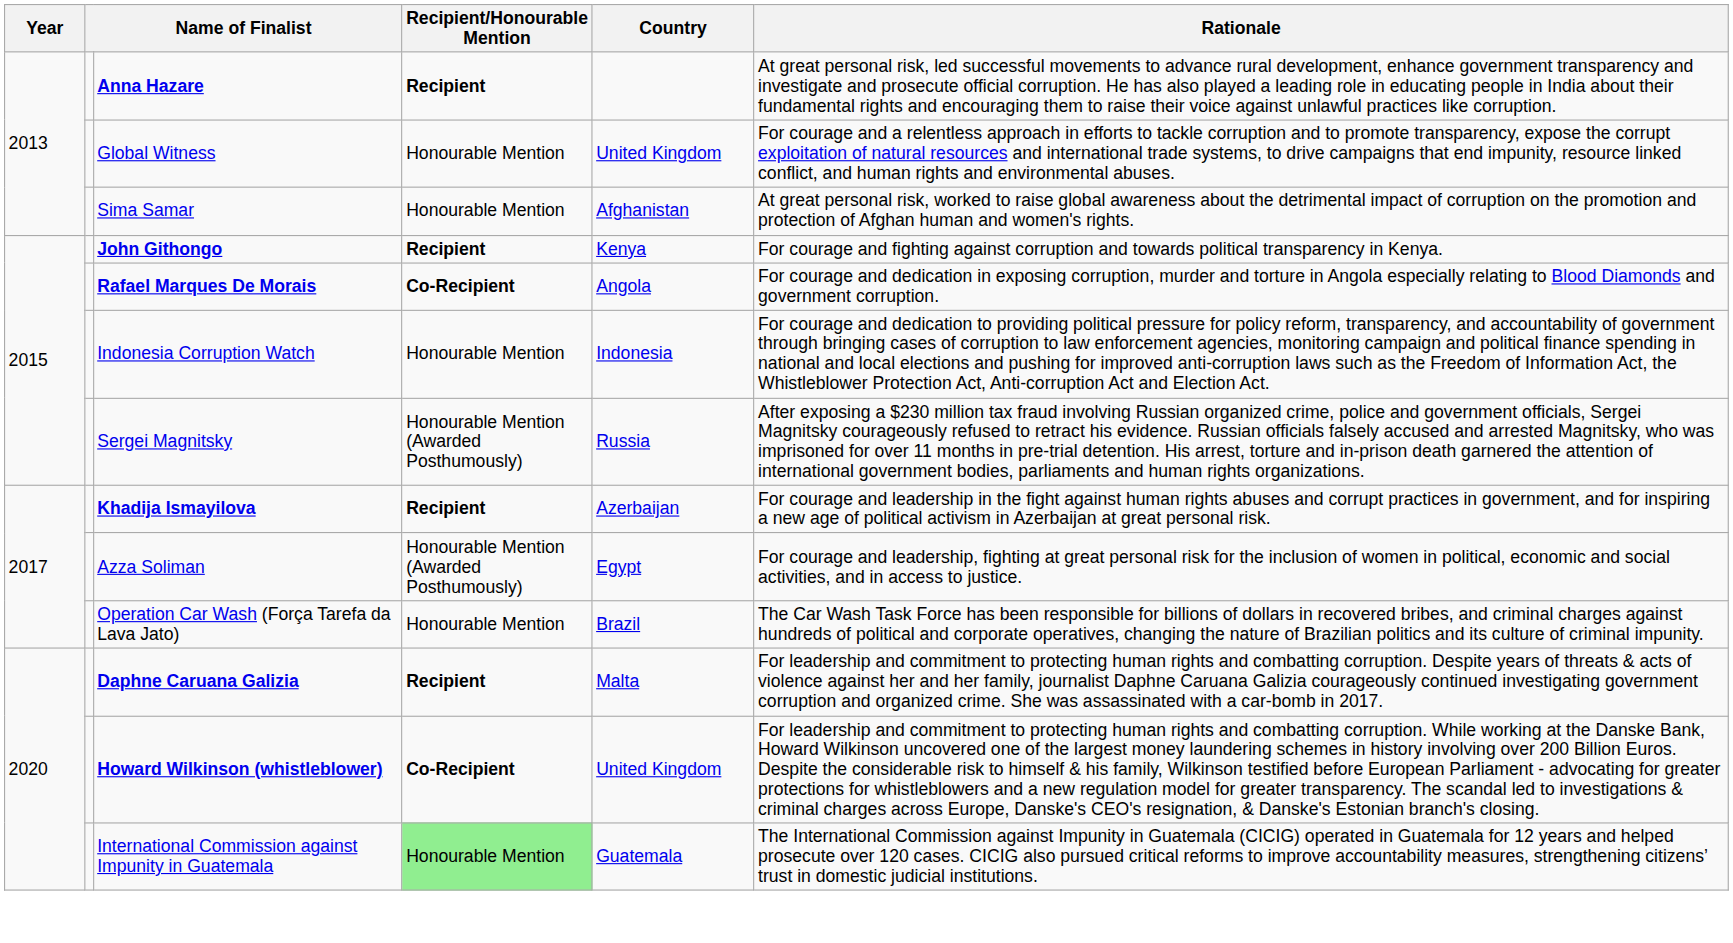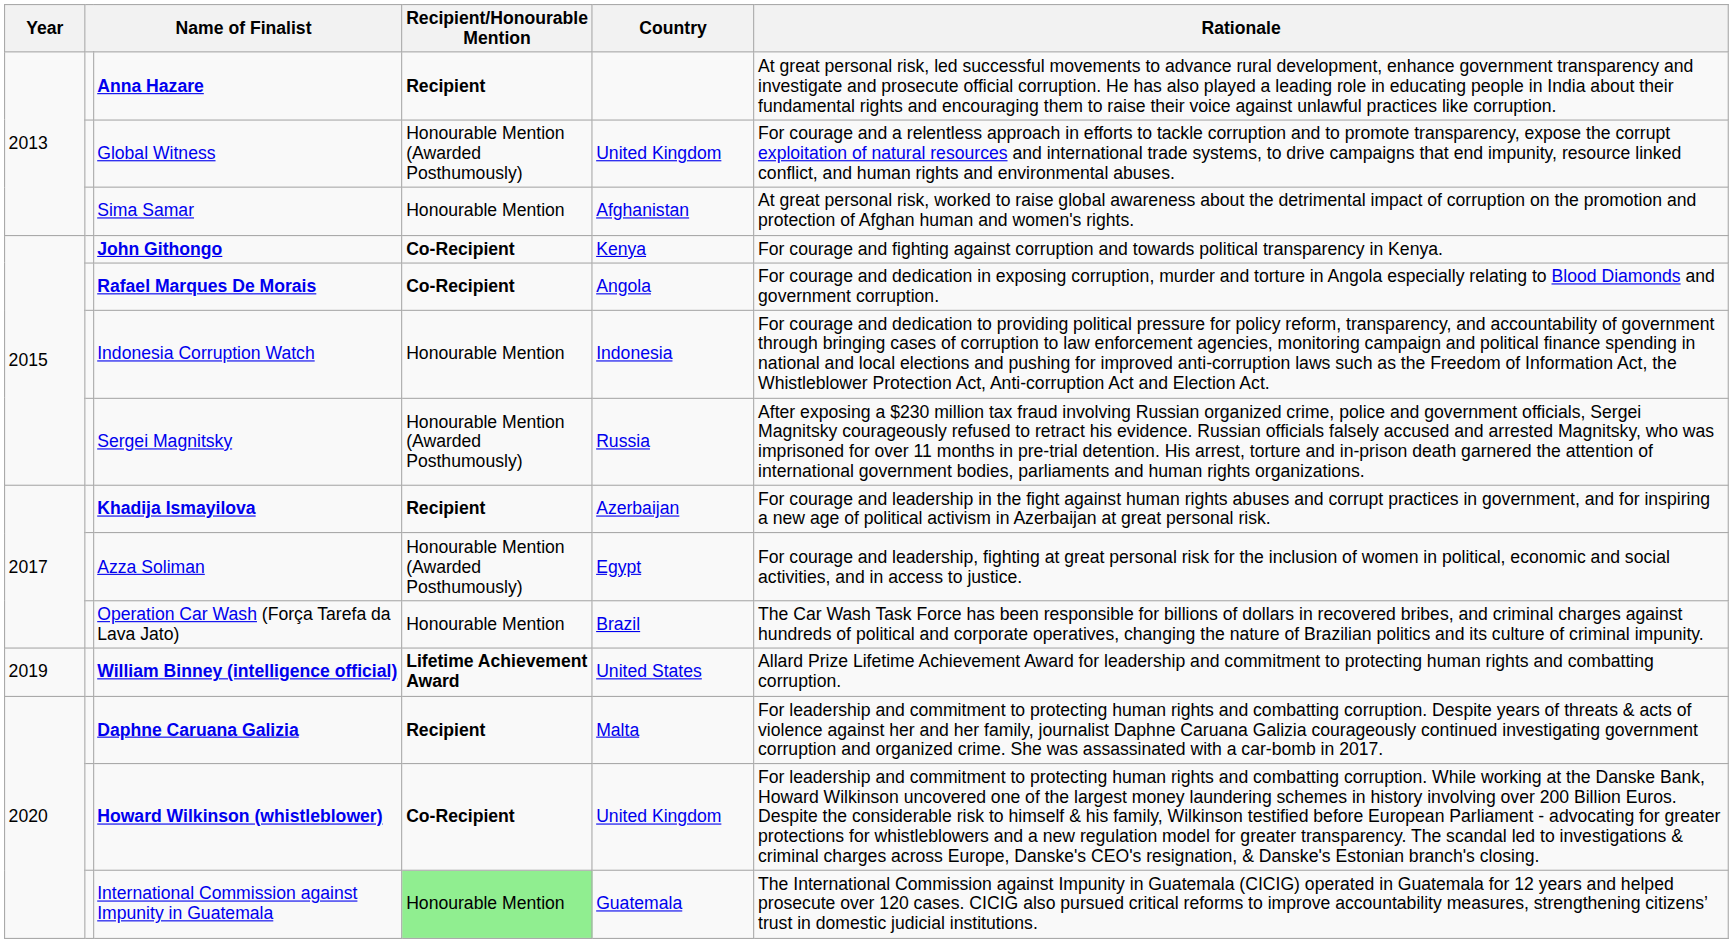(485, 153) Honourable Mention -> (485, 153) Honourable Mention (Awarded Posthumously)
(446, 248) Recipient -> (460, 248) Co-Recipient
+ row: (247, 671)
